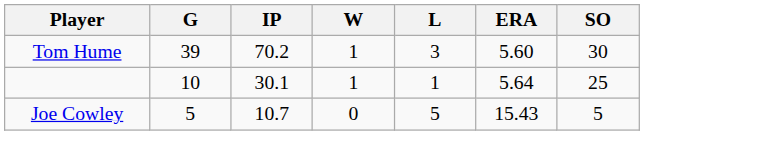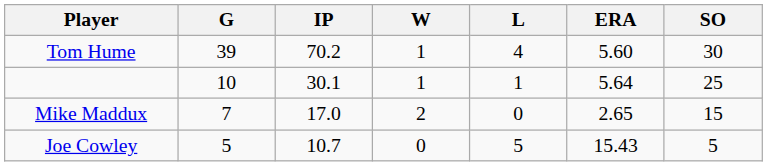(435, 51) 3 -> (518, 51) 4
+ row: (91, 113)
